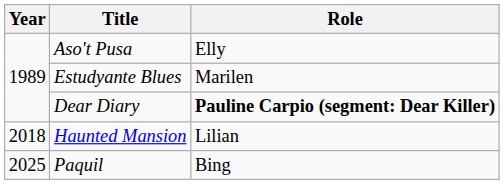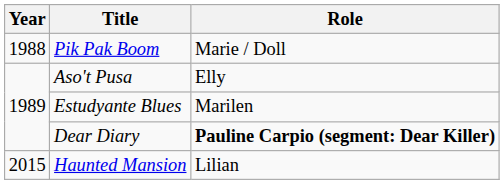+ row: (107, 48)
(27, 135) 2018 -> (27, 164) 2015
- row: (79, 164)
